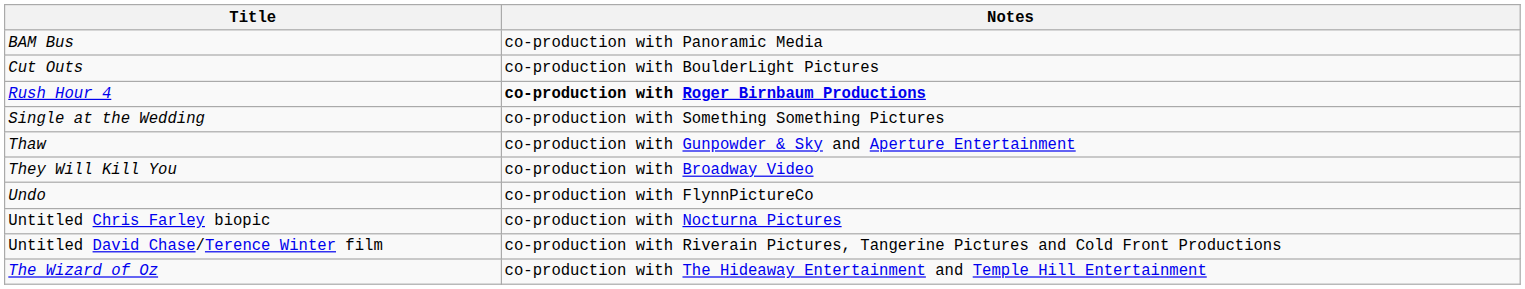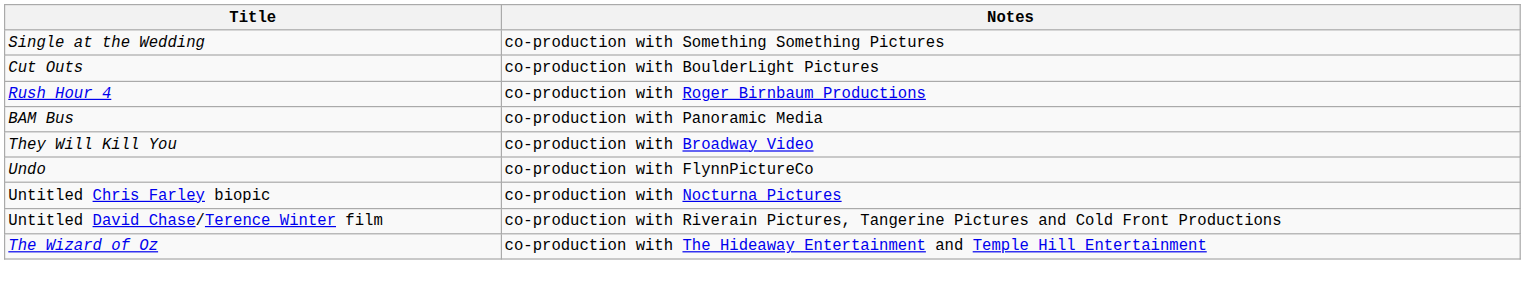rows swapped: (41, 43) <-> (107, 119)
(715, 94) bold -> (715, 94) normal
- row: (27, 144)
